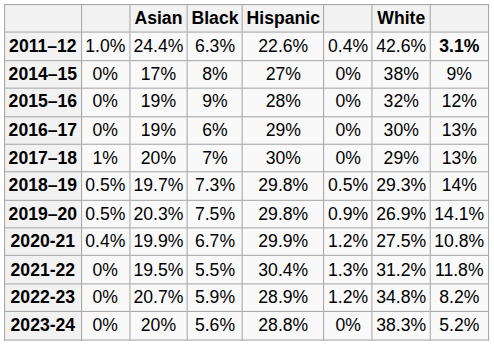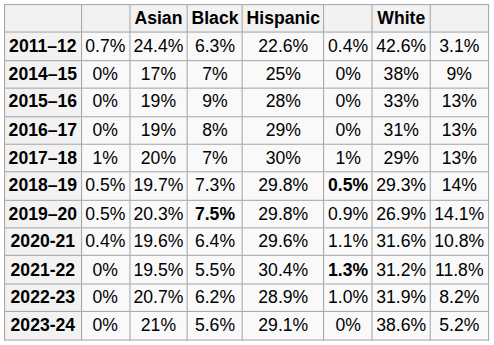(105, 46) 1.0% -> (105, 46) 0.7%
(459, 46) bold -> (459, 46) normal
(215, 74) 8% -> (215, 74) 7%
(283, 74) 27% -> (283, 74) 25%
(401, 102) 32% -> (401, 102) 33%
(459, 102) 12% -> (459, 102) 13%
(215, 130) 6% -> (215, 130) 8%
(401, 130) 30% -> (401, 130) 31%
(348, 158) 0% -> (348, 158) 1%
(348, 185) normal -> (348, 185) bold
(215, 213) normal -> (215, 213) bold
(158, 241) 19.9% -> (158, 241) 19.6%
(215, 241) 6.7% -> (215, 241) 6.4%
(283, 241) 29.9% -> (283, 241) 29.6%
(348, 241) 1.2% -> (348, 241) 1.1%
(401, 241) 27.5% -> (401, 241) 31.6%
(348, 269) normal -> (348, 269) bold
(215, 297) 5.9% -> (215, 297) 6.2%
(348, 297) 1.2% -> (348, 297) 1.0%
(401, 297) 34.8% -> (401, 297) 31.9%
(158, 325) 20% -> (158, 325) 21%
(283, 325) 28.8% -> (283, 325) 29.1%
(401, 325) 38.3% -> (401, 325) 38.6%
